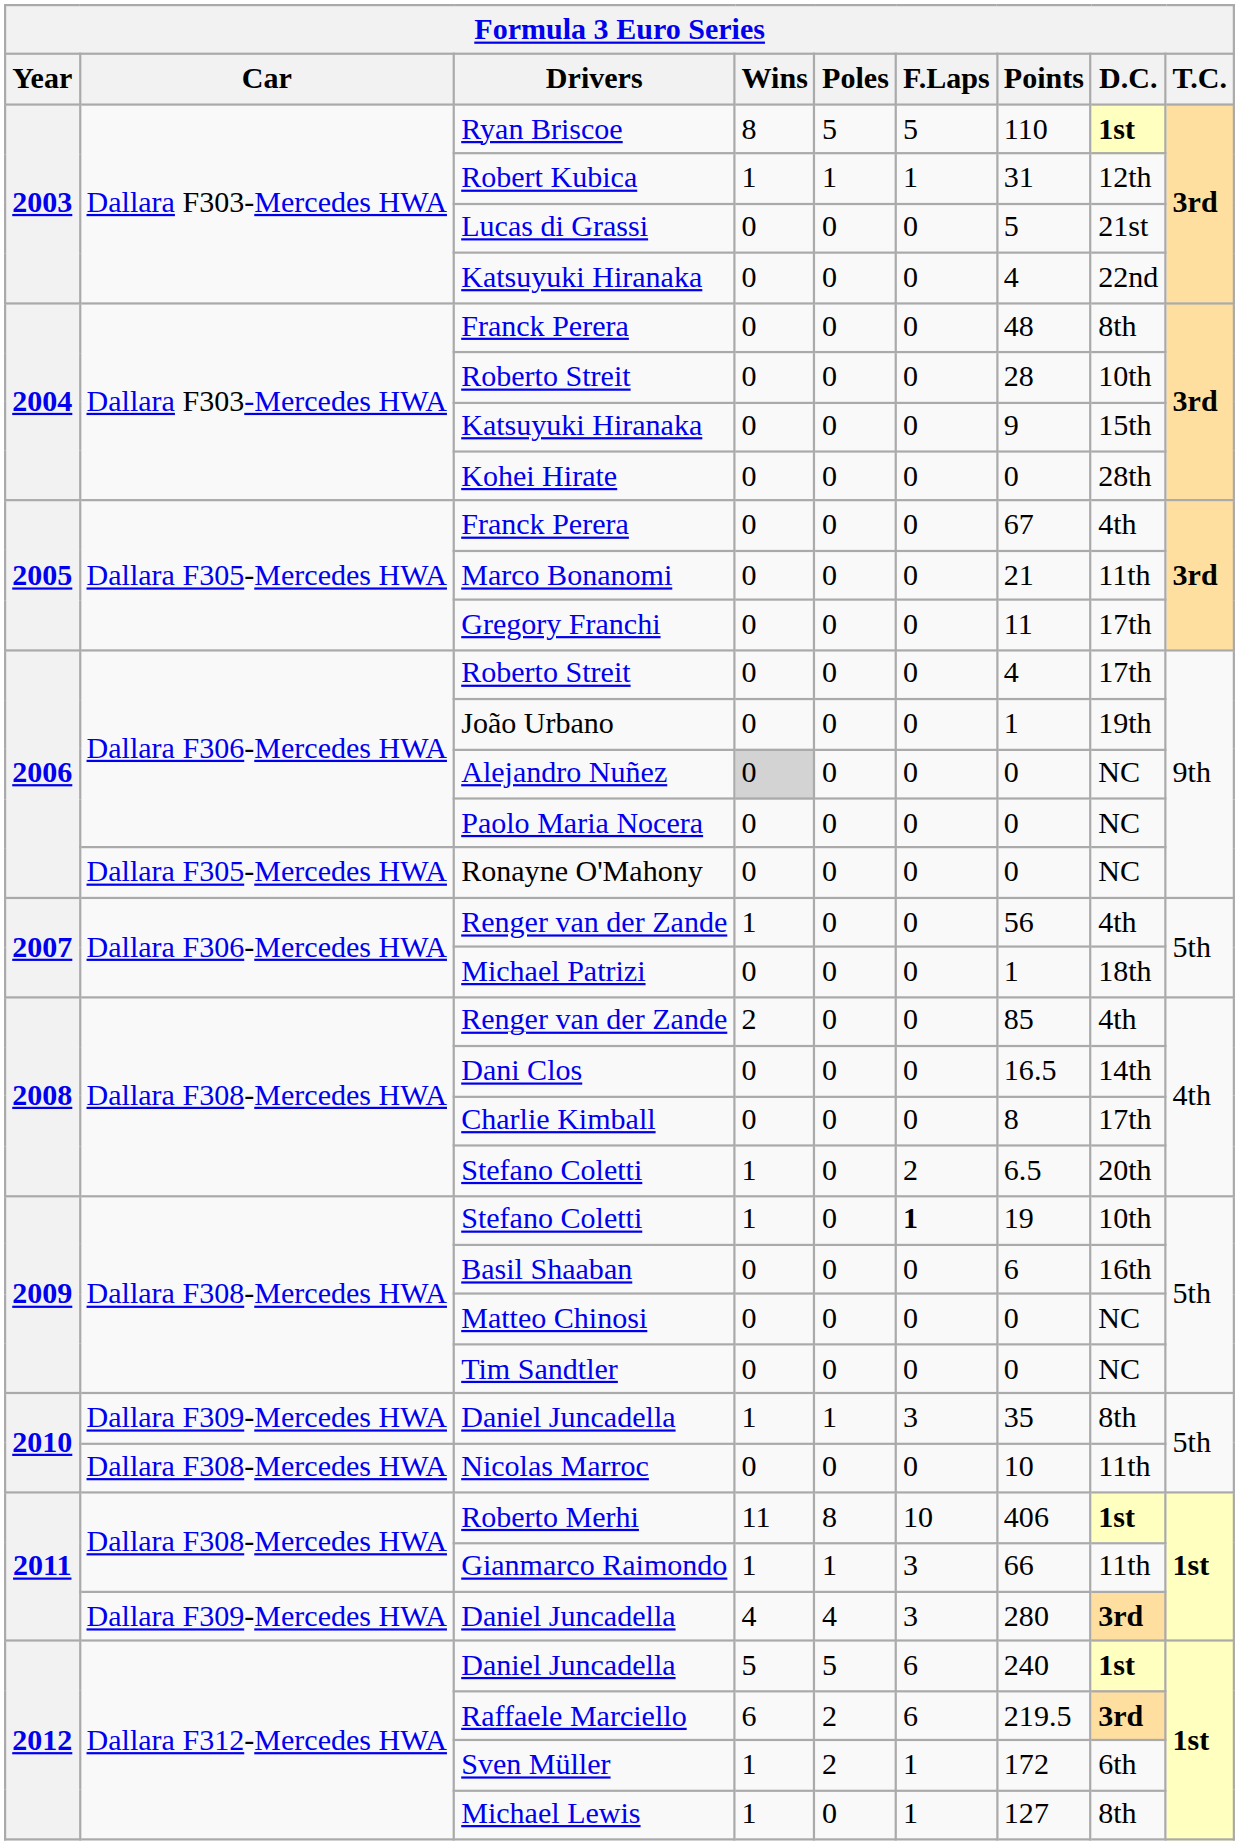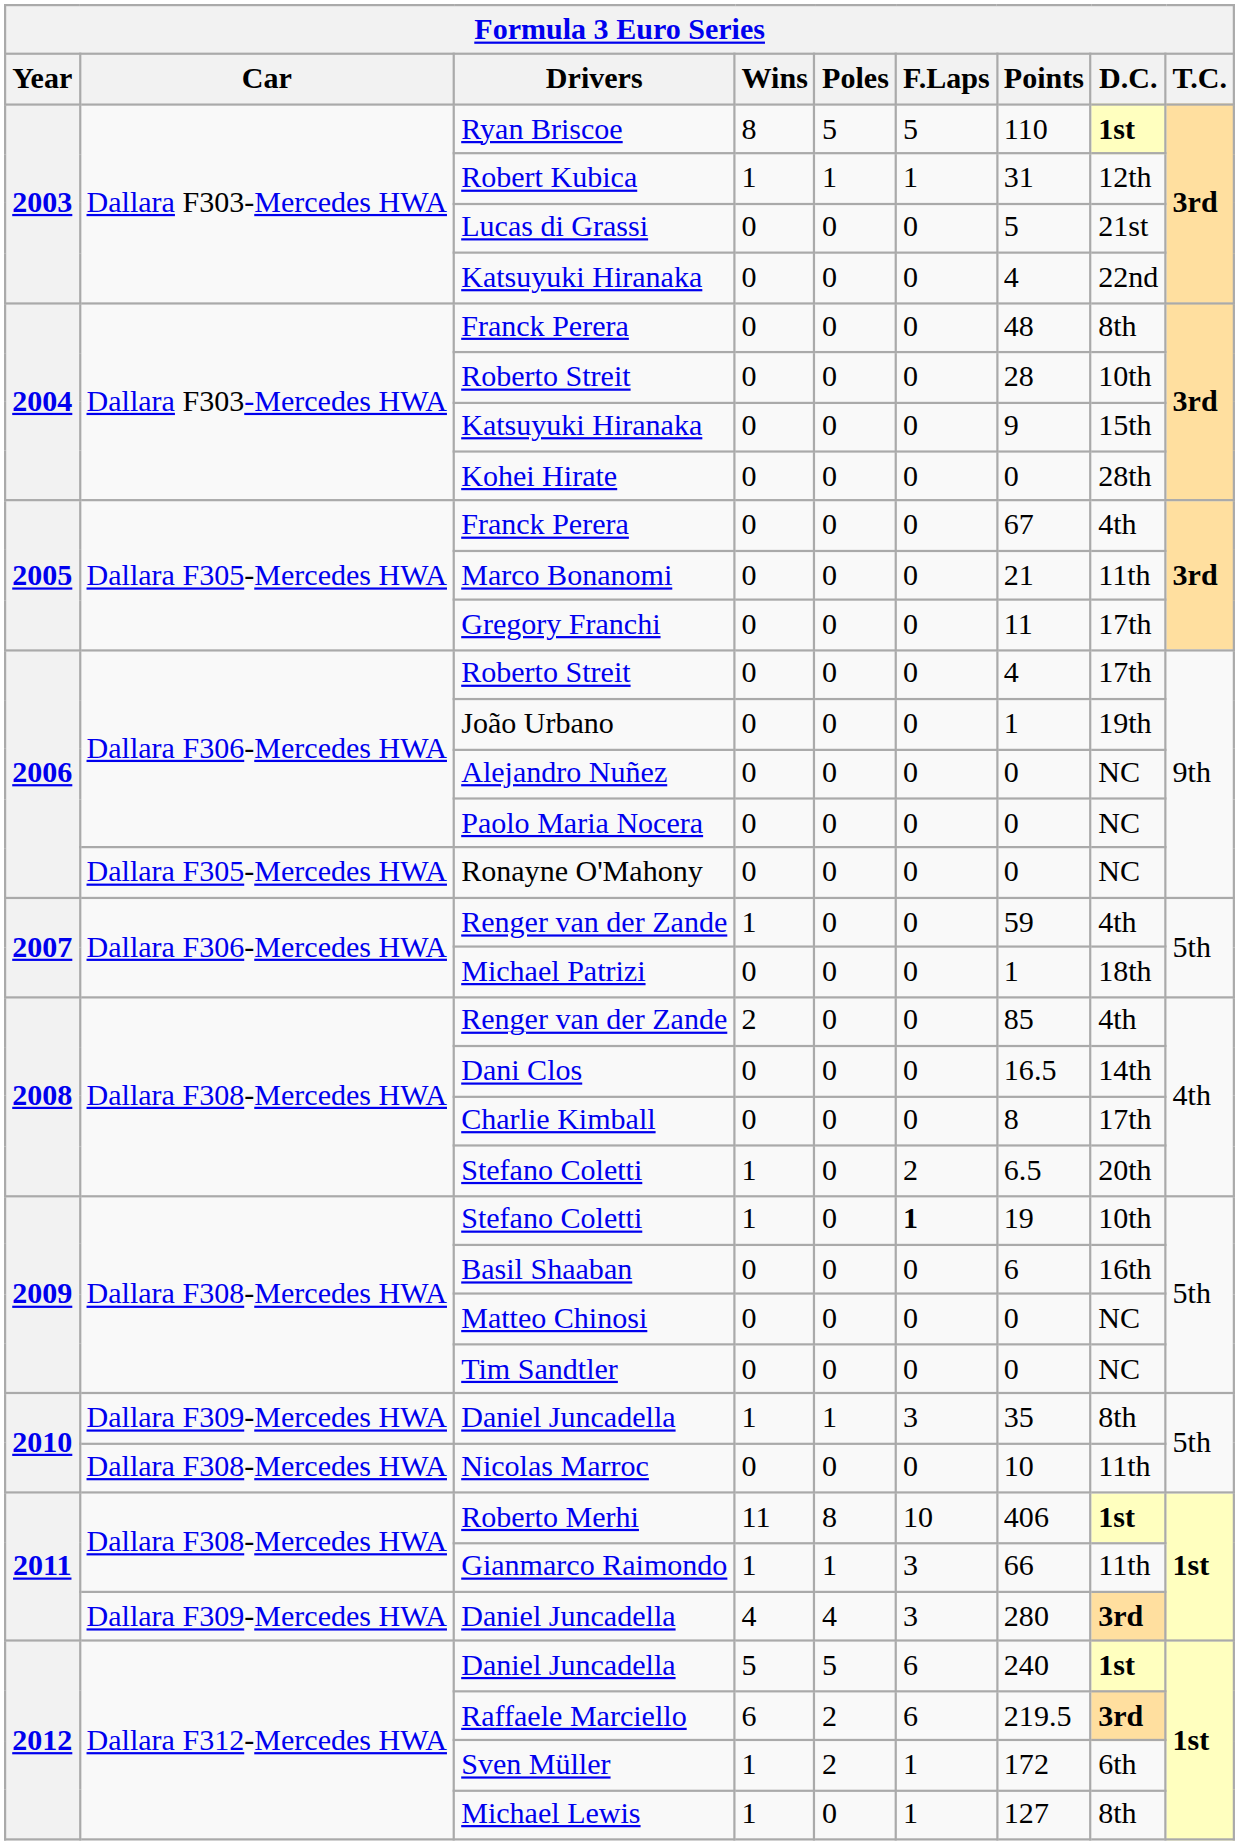(749, 772) lightgrey background -> (749, 772) no background
(1019, 921) 56 -> (1019, 921) 59
